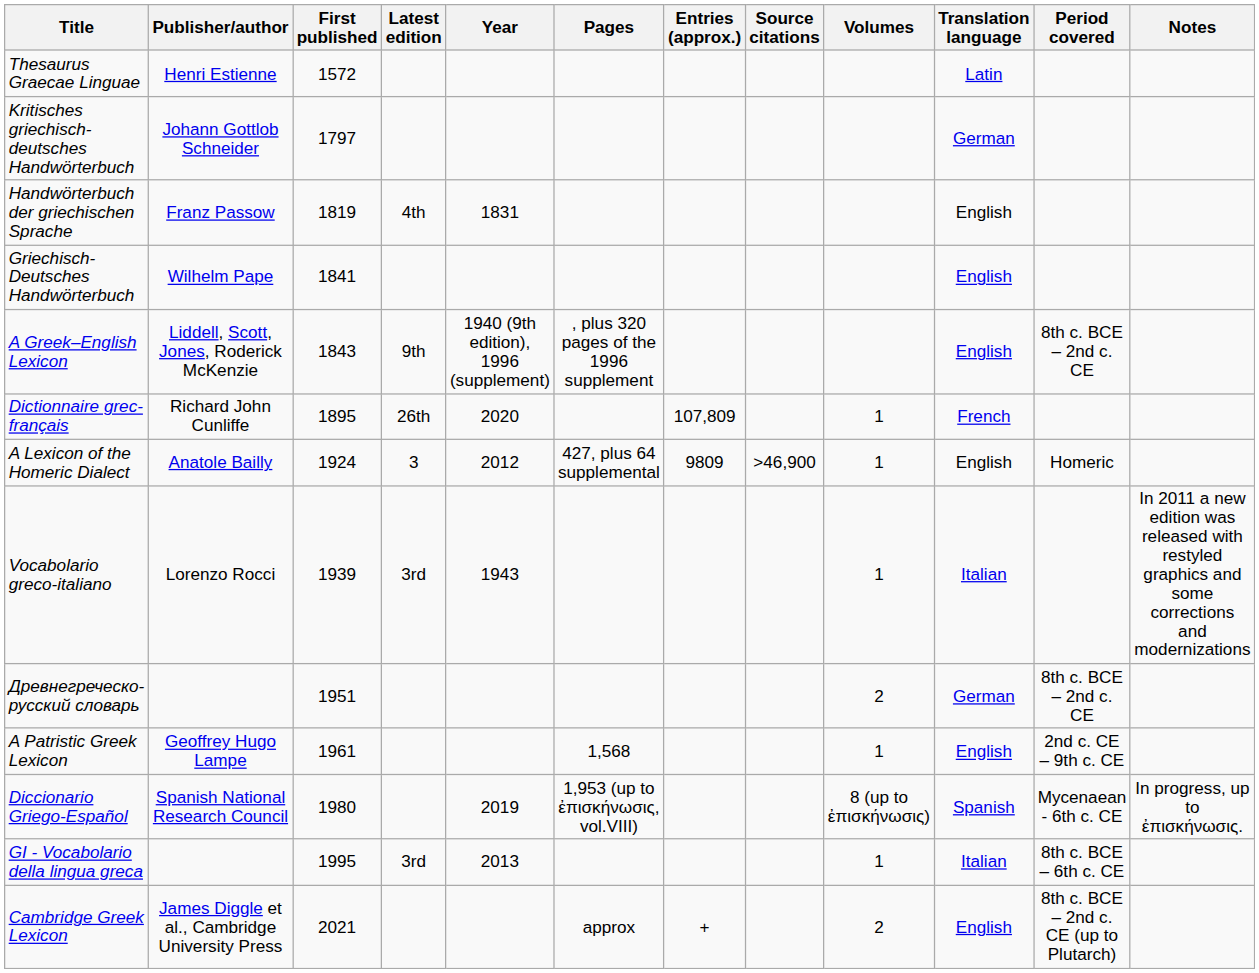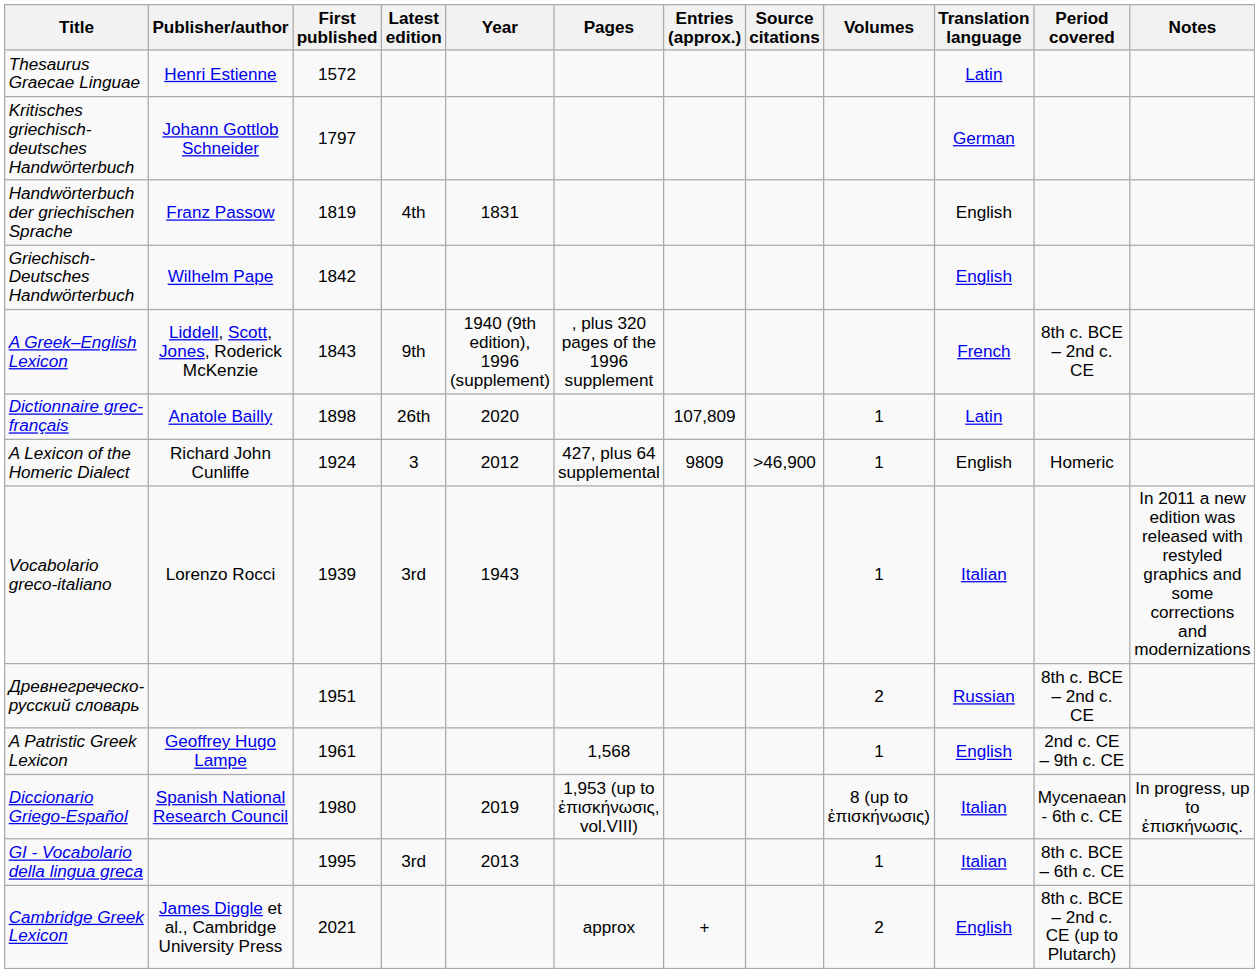(337, 277) 1841 -> (337, 277) 1842
(984, 351) English -> (984, 351) French
(220, 416) Richard John Cunliffe -> (220, 416) Anatole Bailly
(337, 416) 1895 -> (337, 416) 1898
(984, 416) French -> (984, 416) Latin
(220, 462) Anatole Bailly -> (220, 462) Richard John Cunliffe
(984, 696) German -> (984, 696) Russian
(984, 806) Spanish -> (984, 806) Italian
